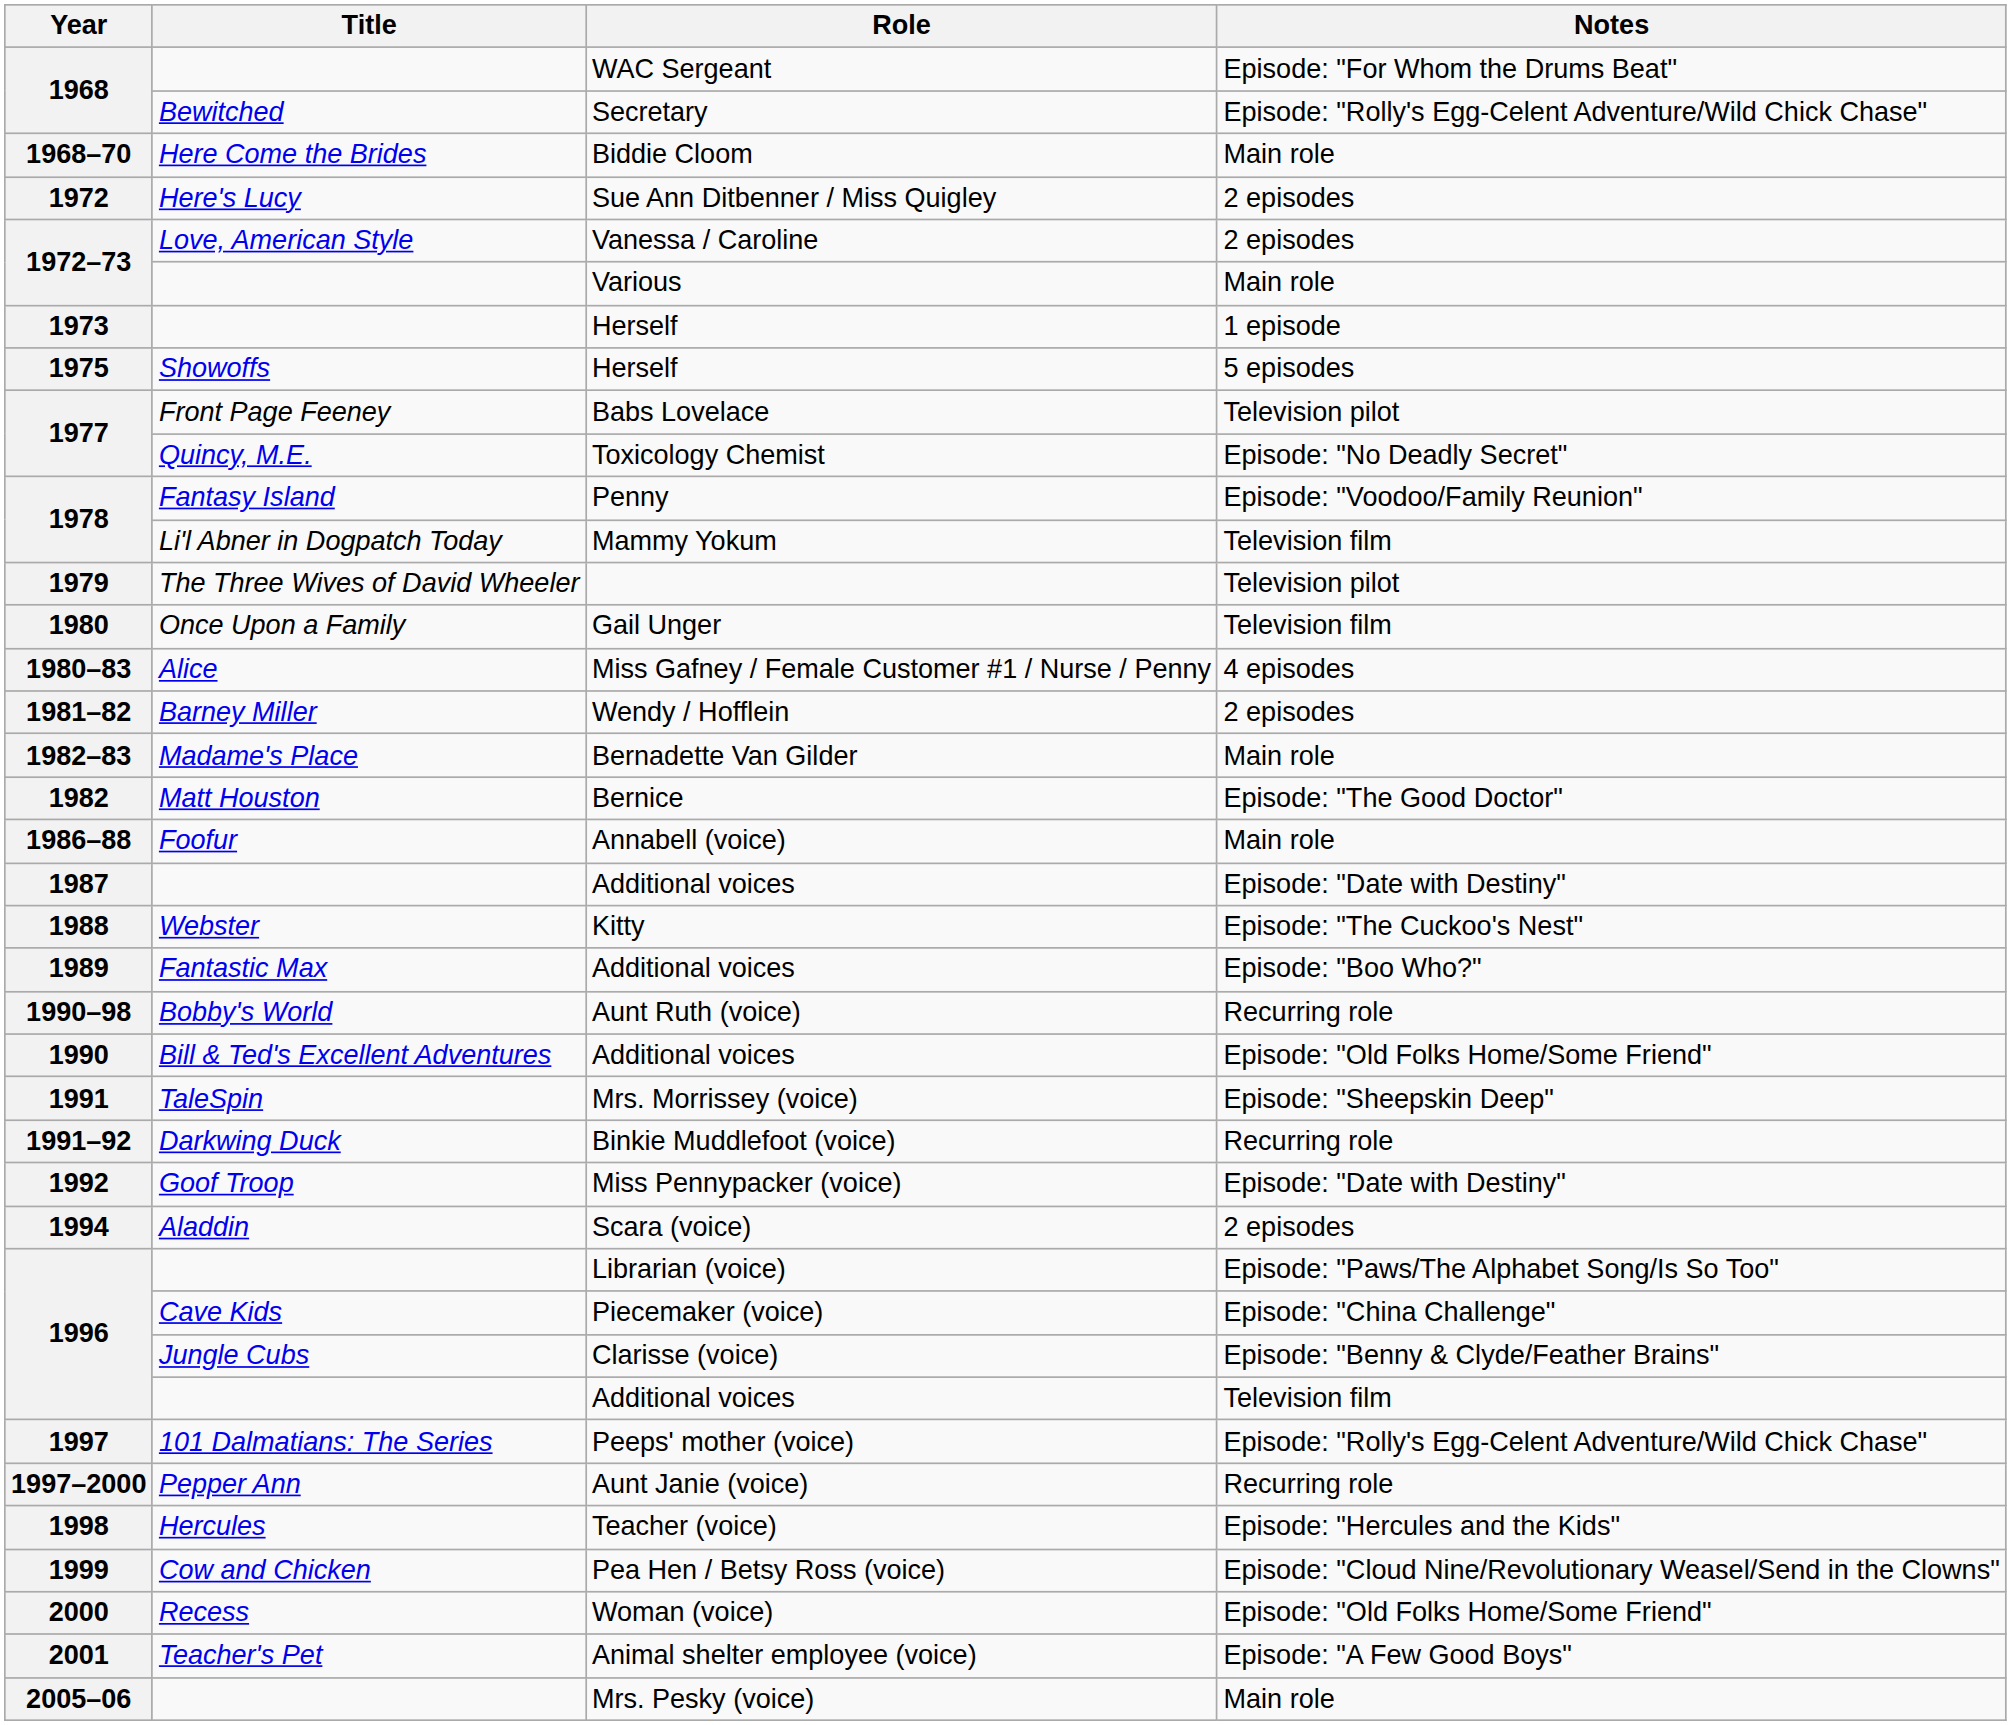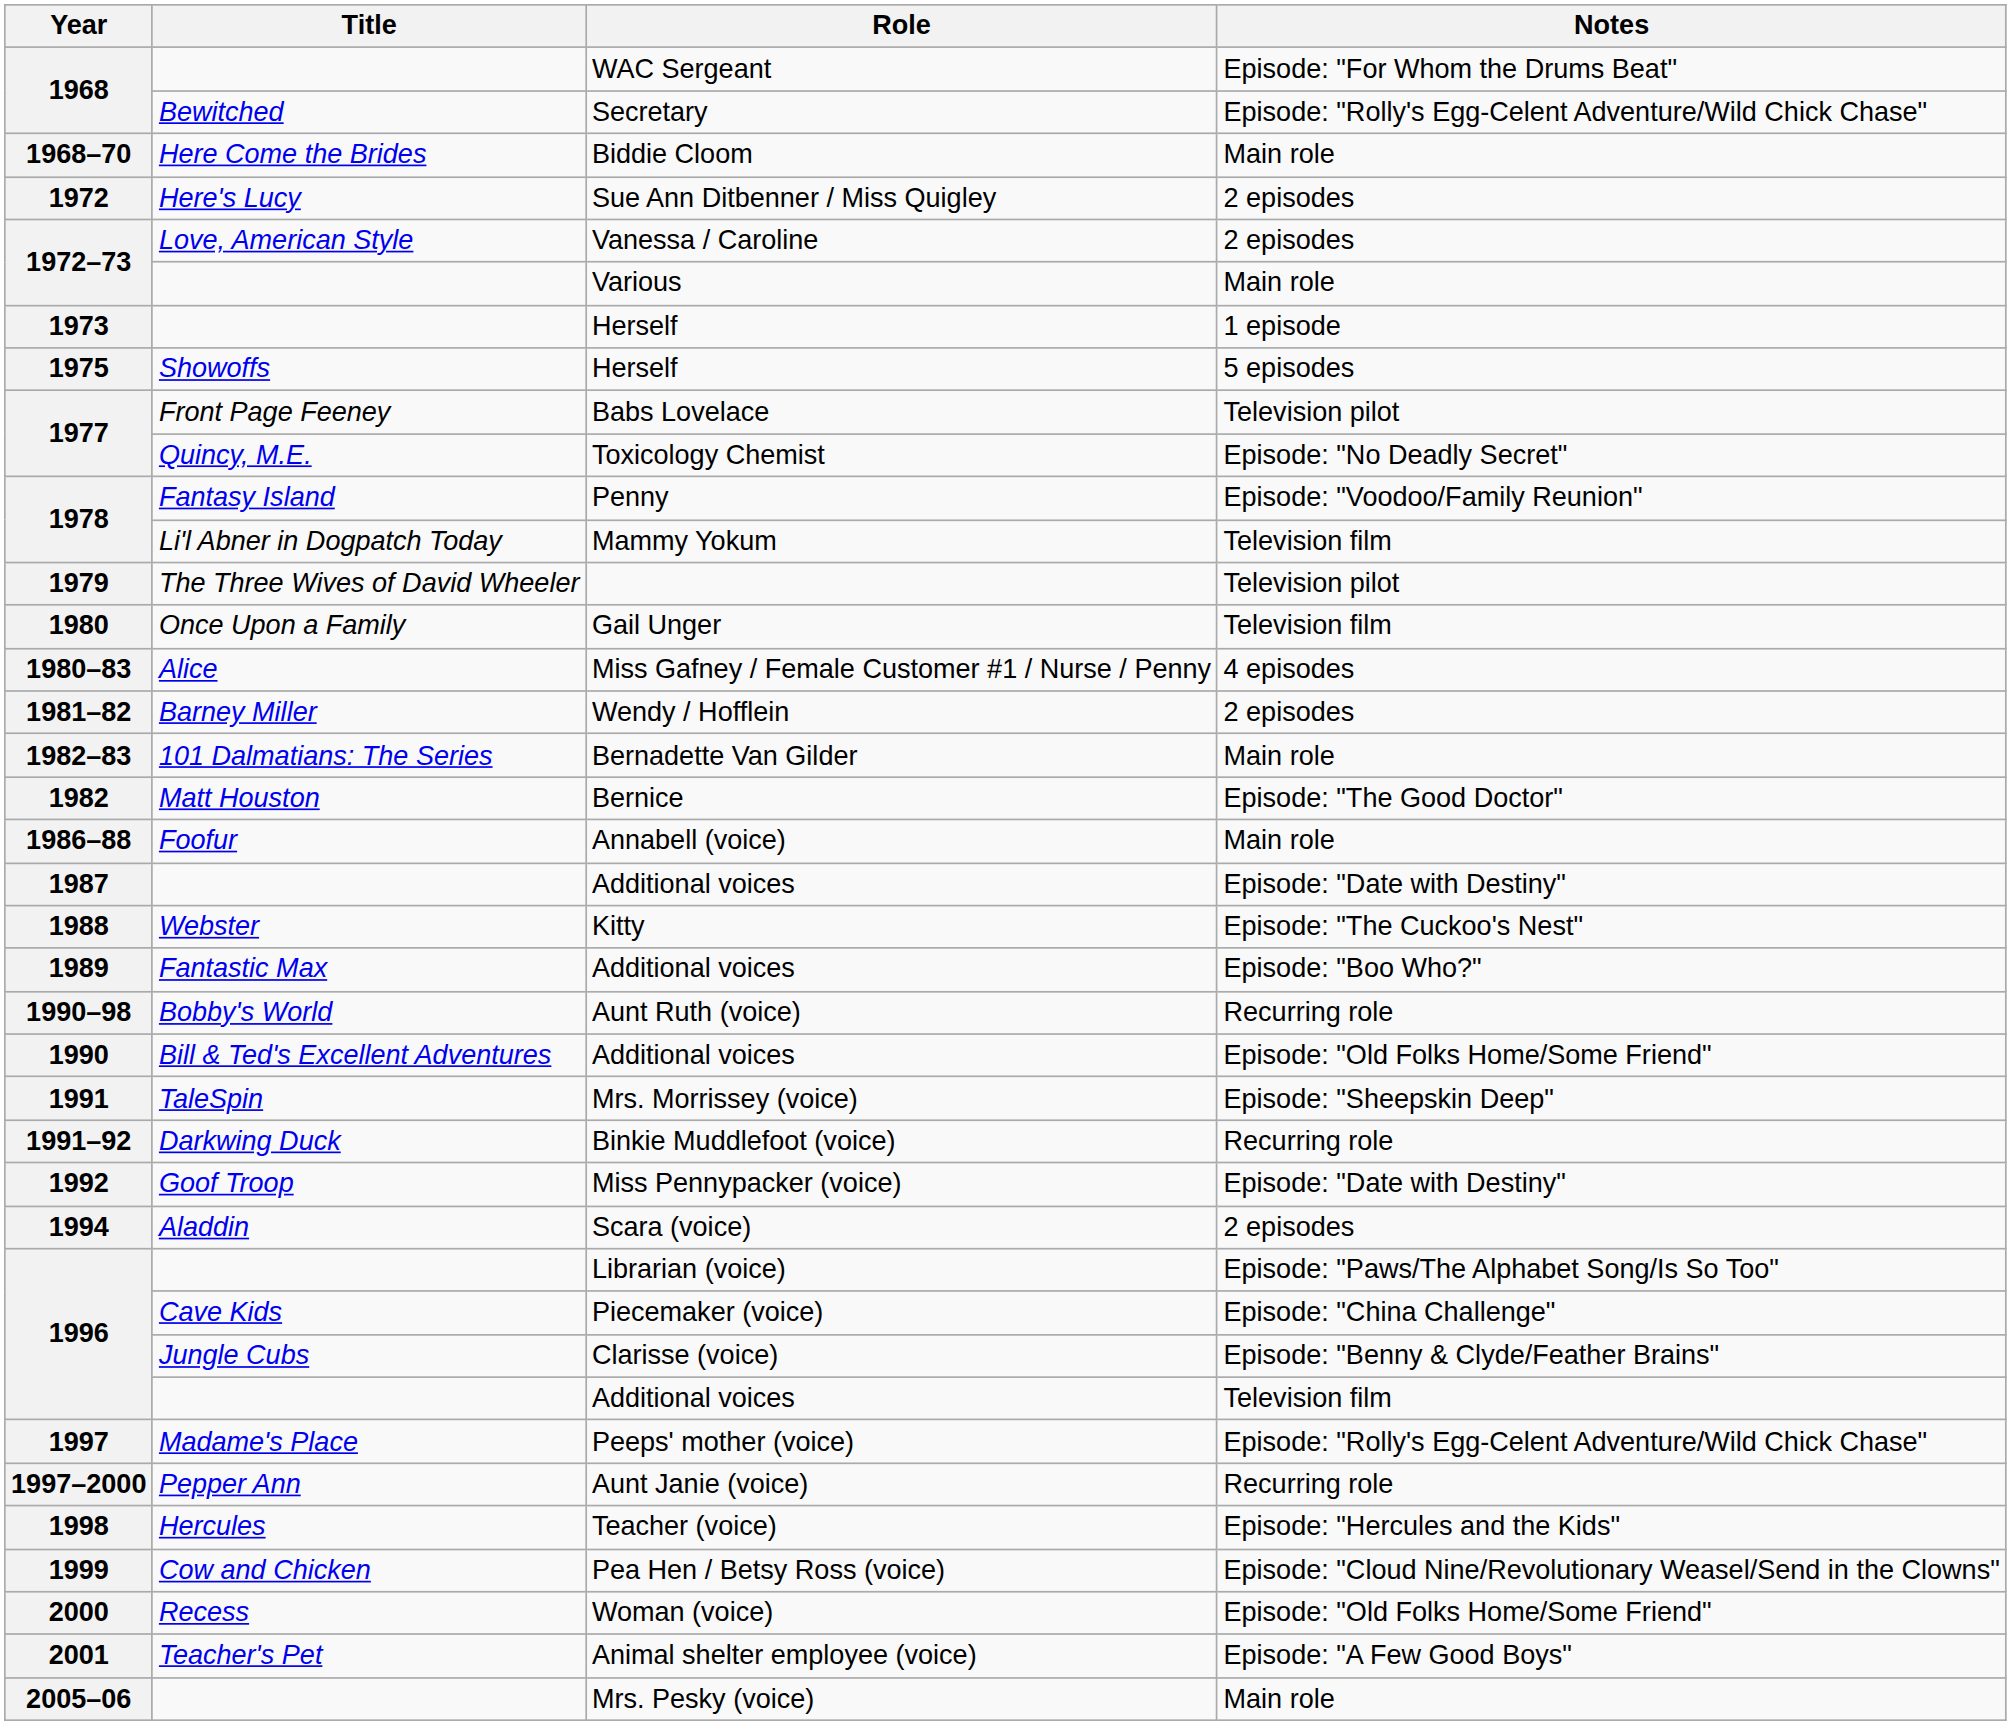(258, 754) Madame's Place -> (326, 754) 101 Dalmatians: The Series
(326, 1441) 101 Dalmatians: The Series -> (258, 1441) Madame's Place
